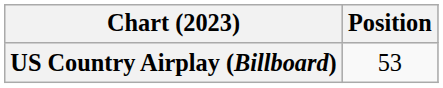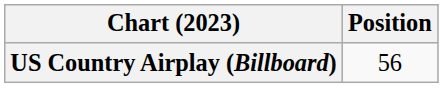(390, 62) 53 -> (390, 62) 56
